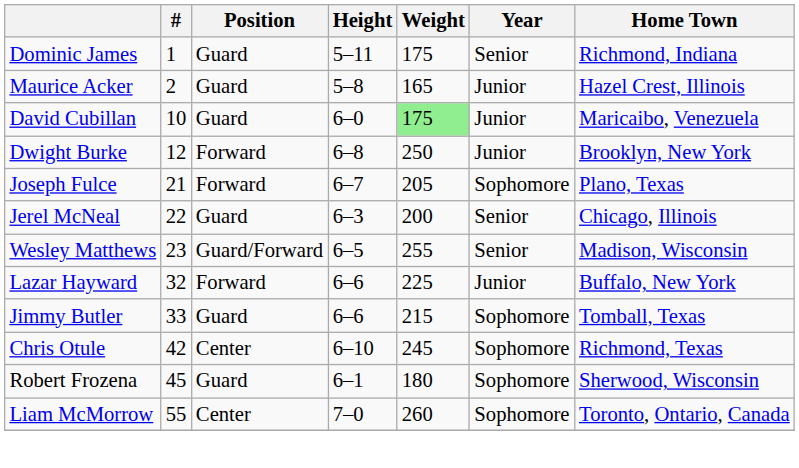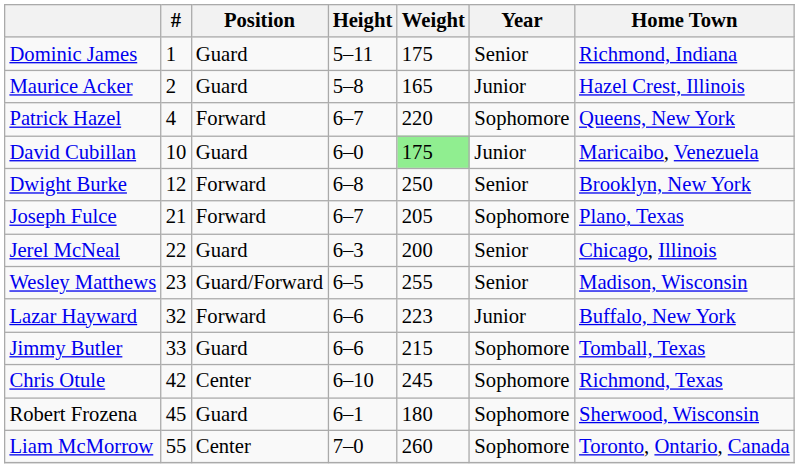+ row: (65, 119)
(500, 151) Junior -> (501, 184) Senior
(417, 282) 225 -> (417, 315) 223
